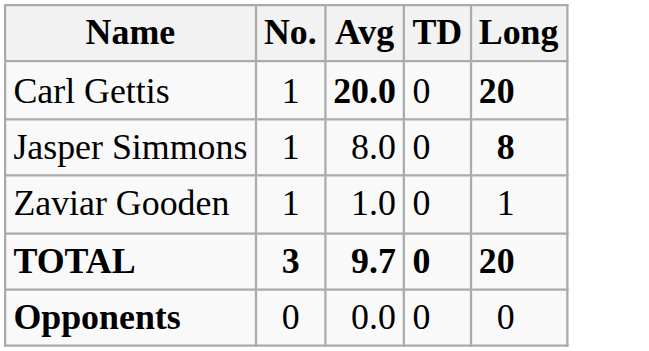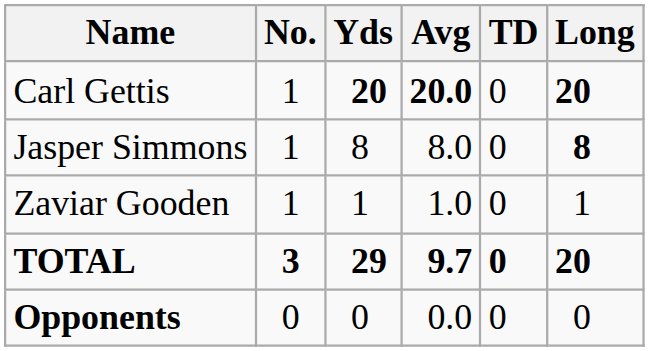+ column: (363, 32)
